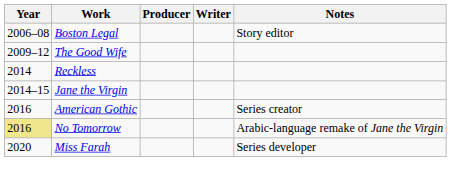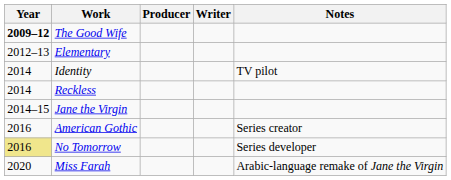- row: (87, 33)
(28, 52) normal -> (28, 33) bold
+ row: (82, 52)
+ row: (73, 71)
(340, 128) Arabic-language remake of Jane the Virgin -> (276, 147) Series developer
(276, 147) Series developer -> (340, 166) Arabic-language remake of Jane the Virgin
